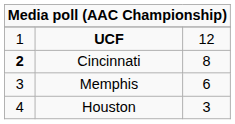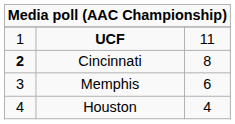(206, 38) 12 -> (207, 38) 11
(206, 107) 3 -> (207, 107) 4
